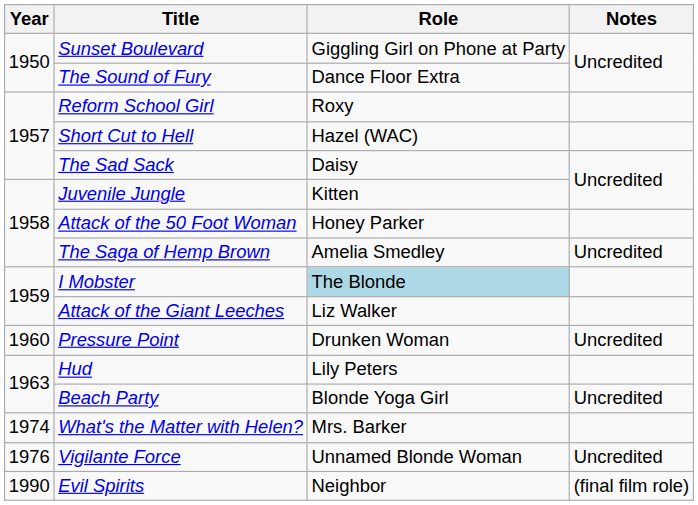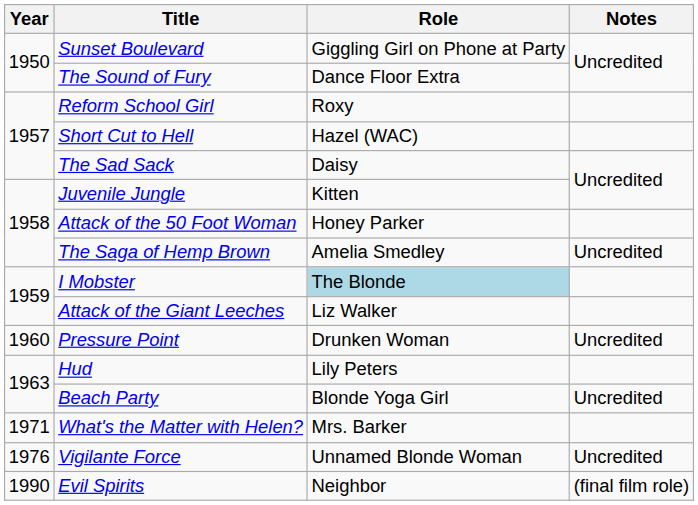(29, 427) 1974 -> (29, 427) 1971
